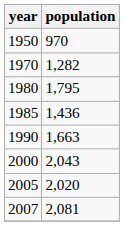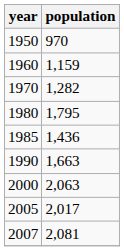+ row: (23, 64)
(62, 161) 2,043 -> (62, 185) 2,063
(62, 185) 2,020 -> (62, 209) 2,017
